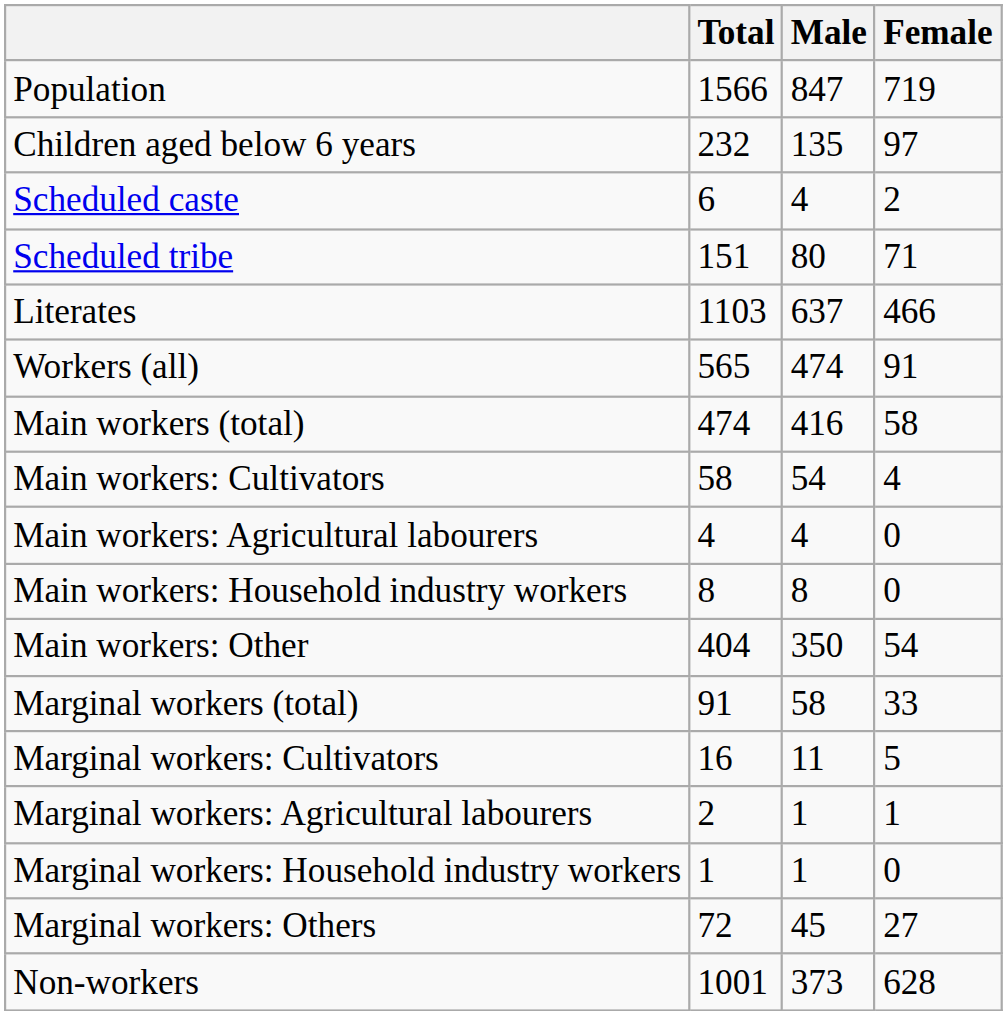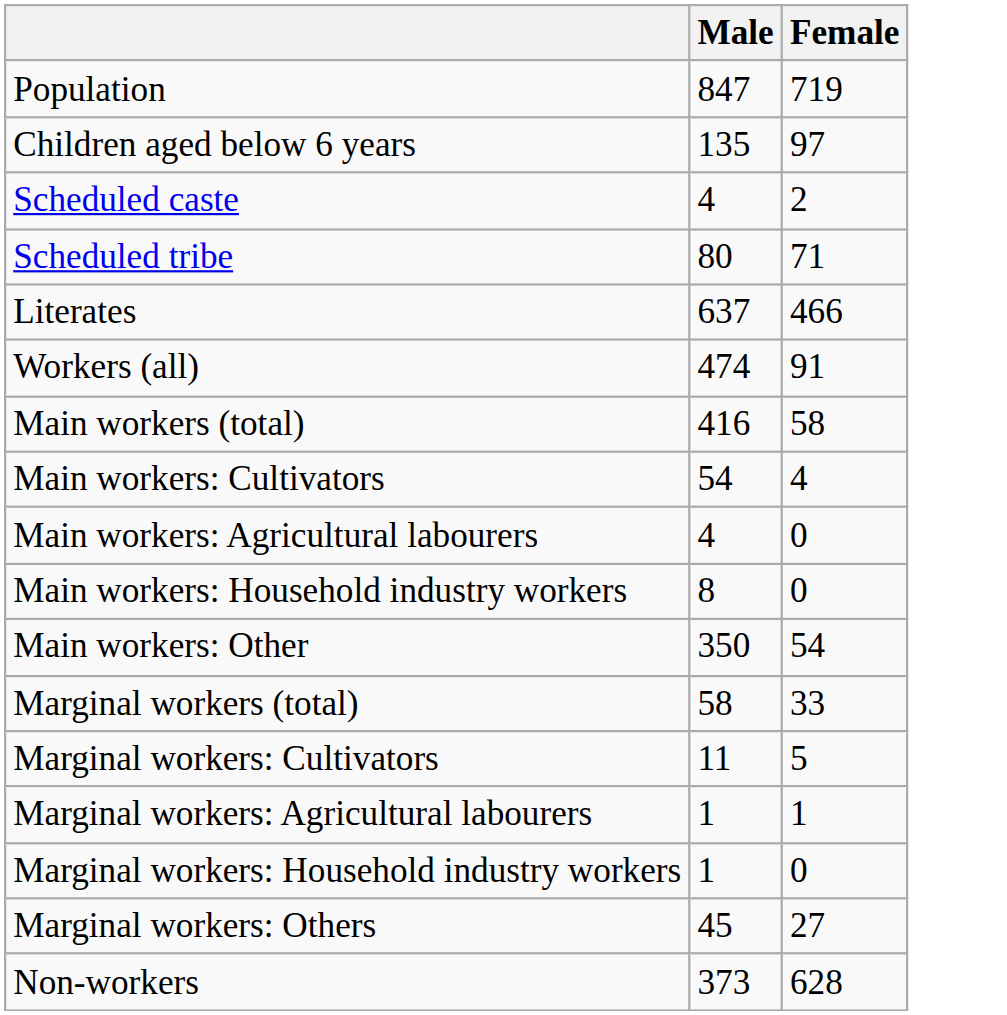- column: (736, 32)
